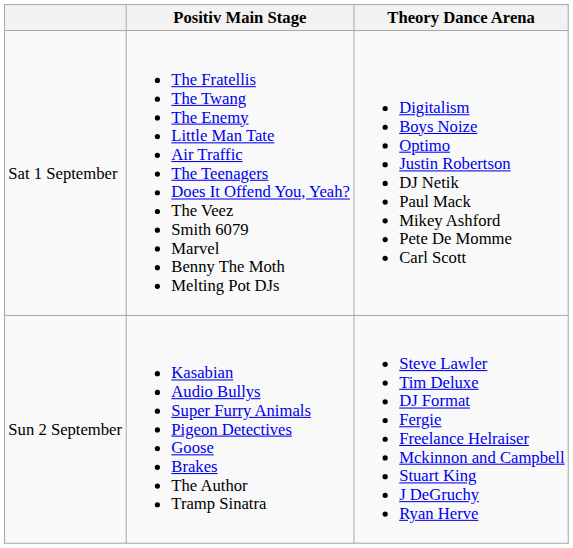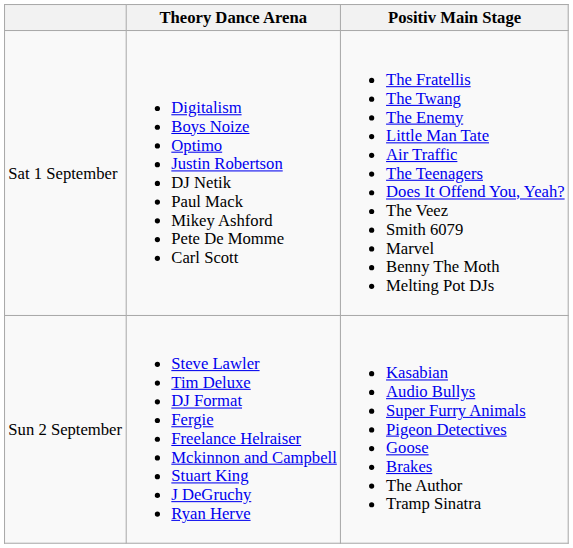columns swapped: (240, 17) <-> (461, 17)
